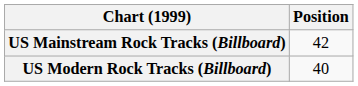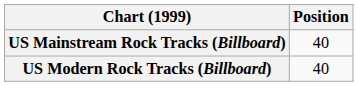(321, 42) 42 -> (321, 42) 40
